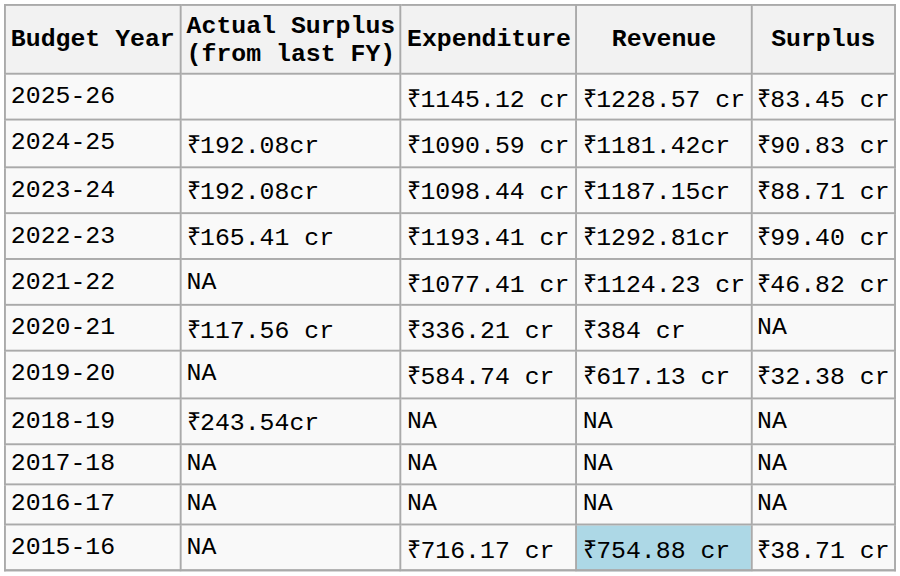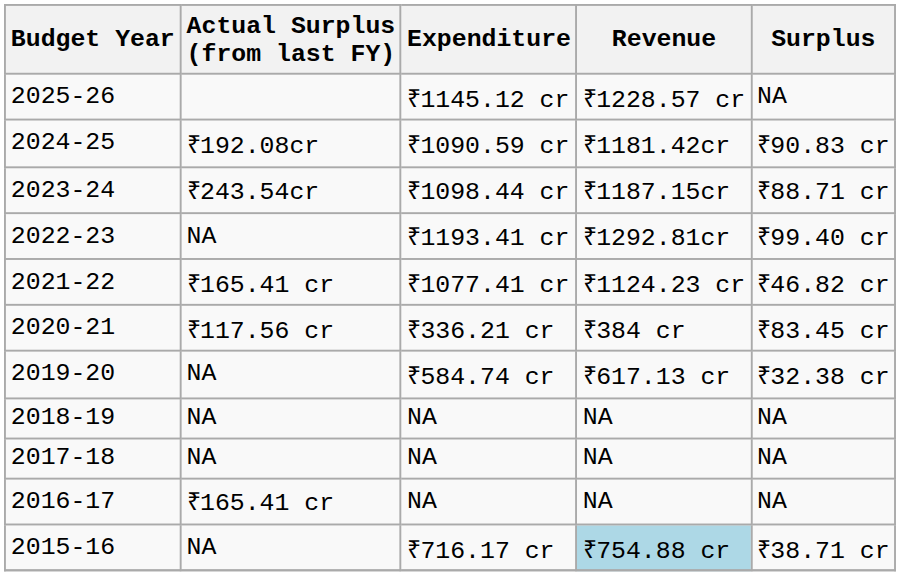(823, 100) ₹83.45 cr -> (772, 97) NA
(253, 192) ₹192.08cr -> (253, 192) ₹243.54cr
(260, 239) ₹165.41 cr -> (202, 236) NA
(202, 282) NA -> (260, 285) ₹165.41 cr
(772, 328) NA -> (823, 331) ₹83.45 cr
(253, 423) ₹243.54cr -> (202, 418) NA
(202, 504) NA -> (260, 504) ₹165.41 cr
